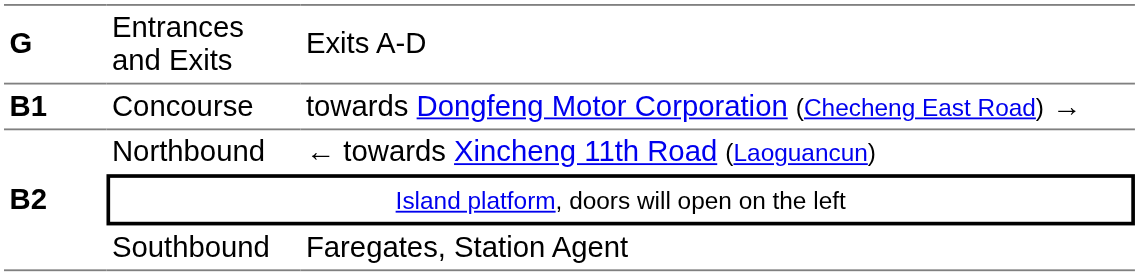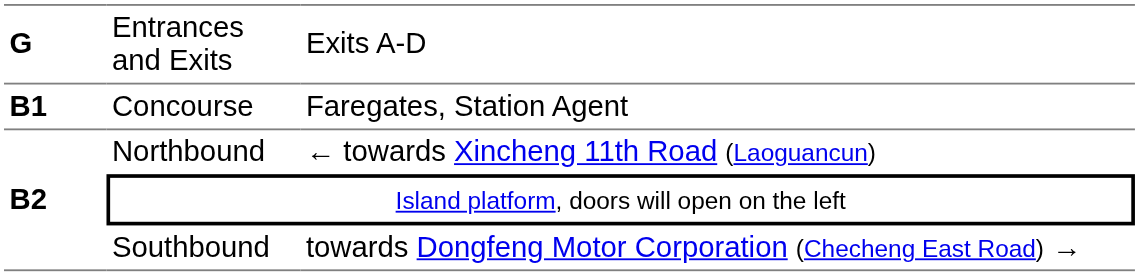(694, 106) towards Dongfeng Motor Corporation (Checheng East Road) → -> (467, 106) Faregates, Station Agent
(467, 246) Faregates, Station Agent -> (694, 246) towards Dongfeng Motor Corporation (Checheng East Road) →
